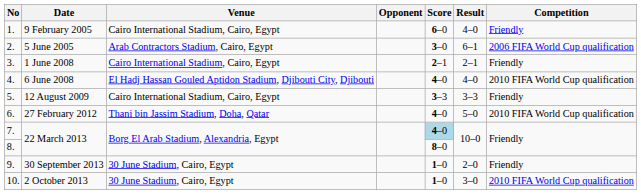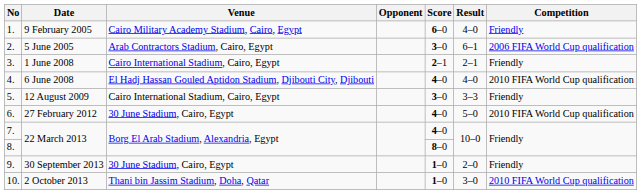(194, 29) Cairo International Stadium, Cairo, Egypt -> (205, 29) Cairo Military Academy Stadium, Cairo, Egypt
(439, 96) 3–3 -> (439, 96) 3–0
(189, 113) Thani bin Jassim Stadium, Doha, Qatar -> (171, 113) 30 June Stadium, Cairo, Egypt
(439, 130) lightblue background -> (439, 130) no background
(171, 180) 30 June Stadium, Cairo, Egypt -> (189, 180) Thani bin Jassim Stadium, Doha, Qatar
